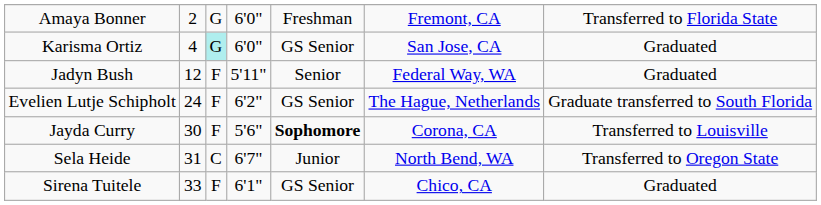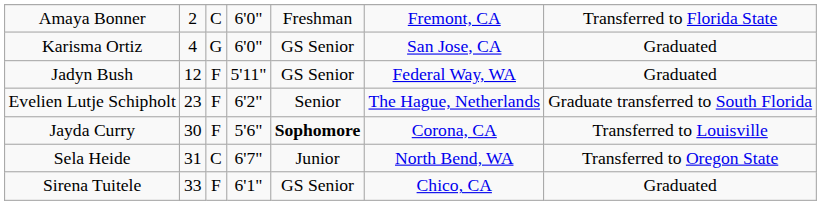(216, 18) G -> (216, 18) C
(216, 46) paleturquoise background -> (216, 46) no background
(318, 74) Senior -> (318, 74) GS Senior
(193, 102) 24 -> (193, 102) 23
(318, 102) GS Senior -> (318, 102) Senior
